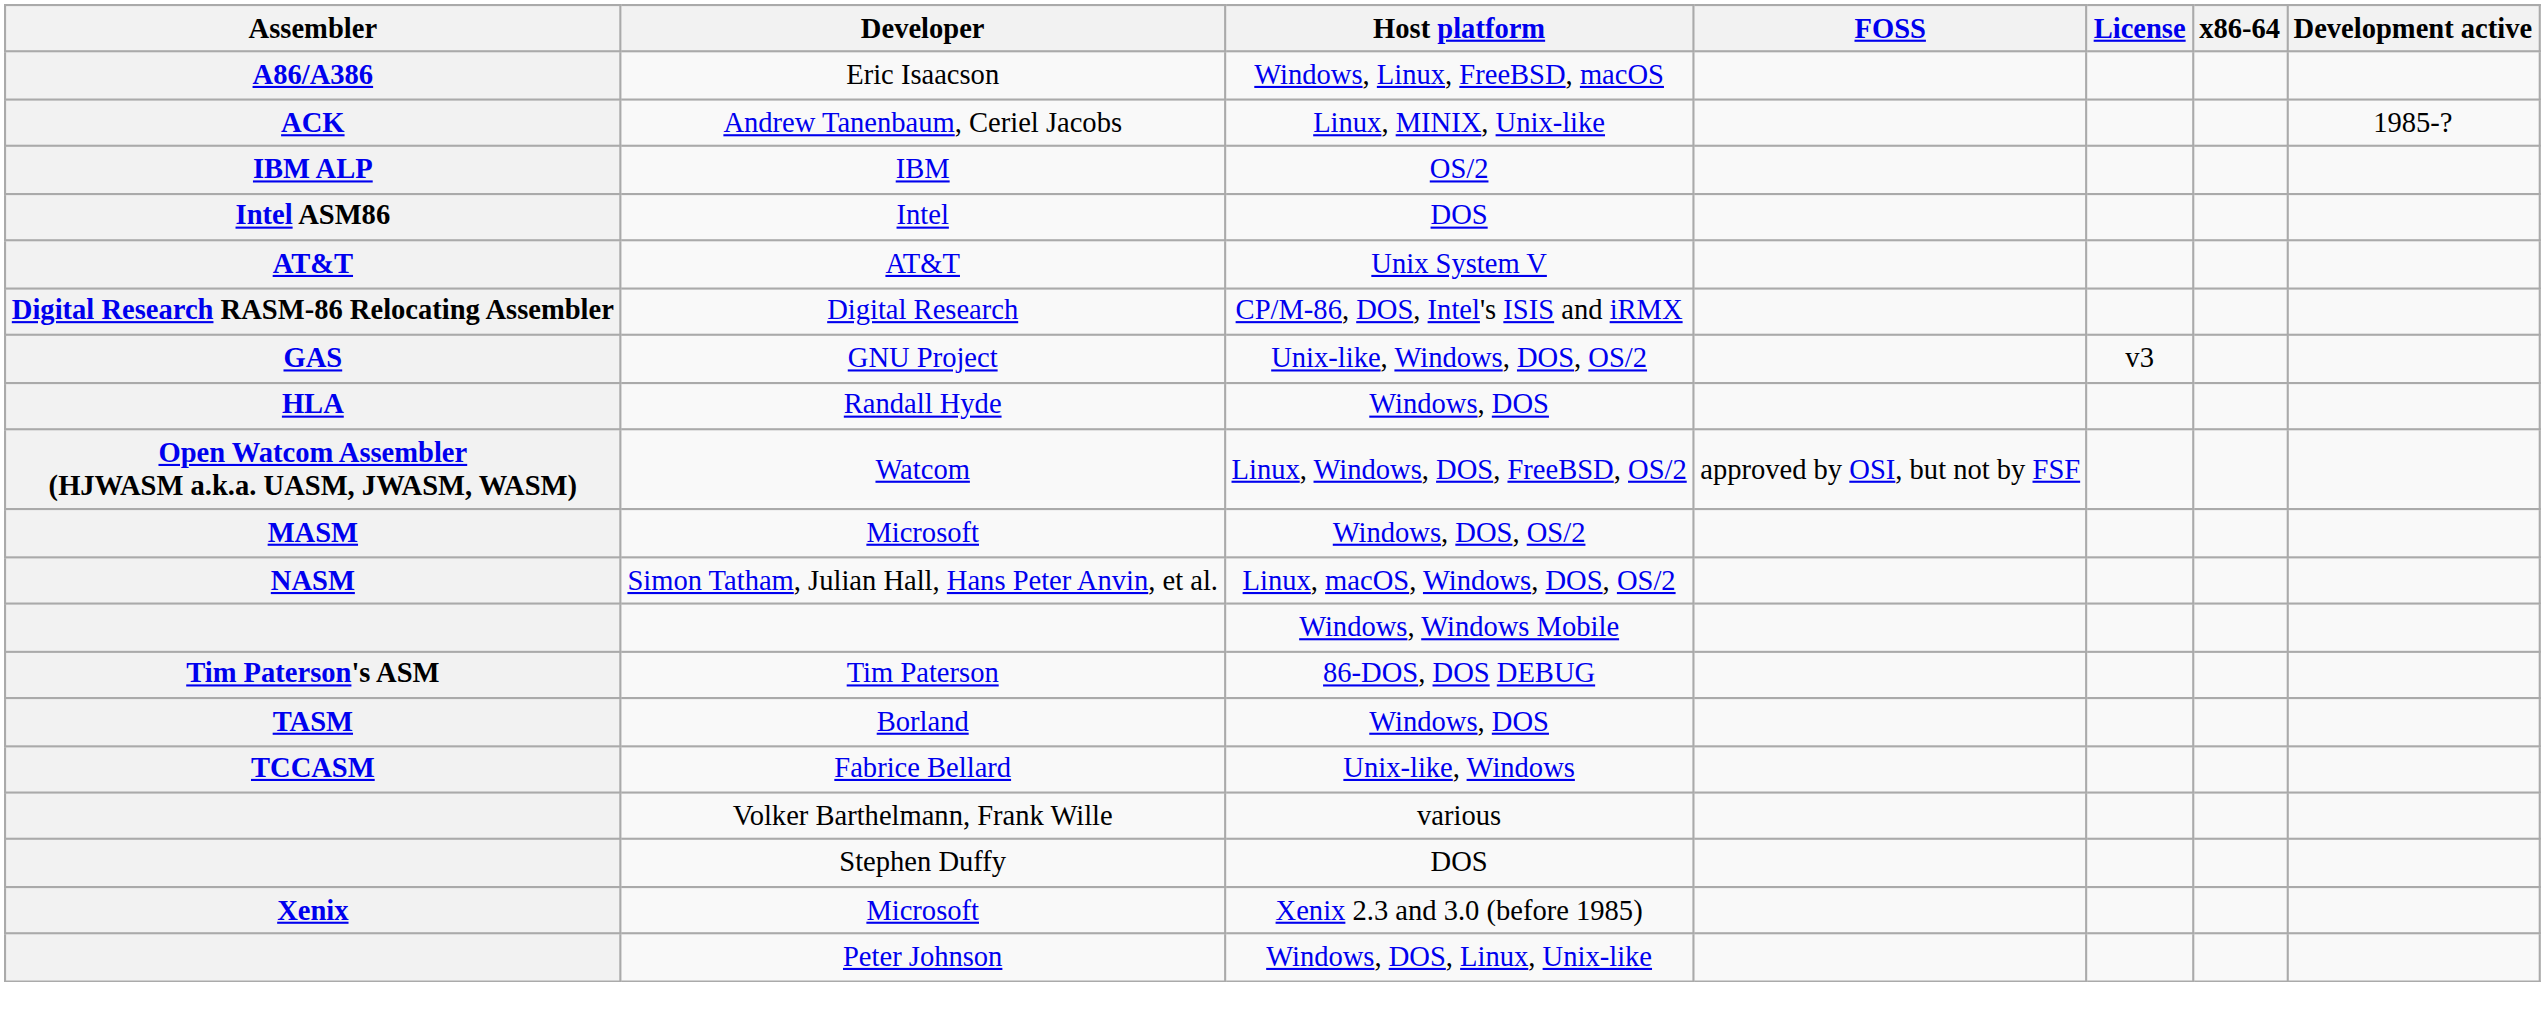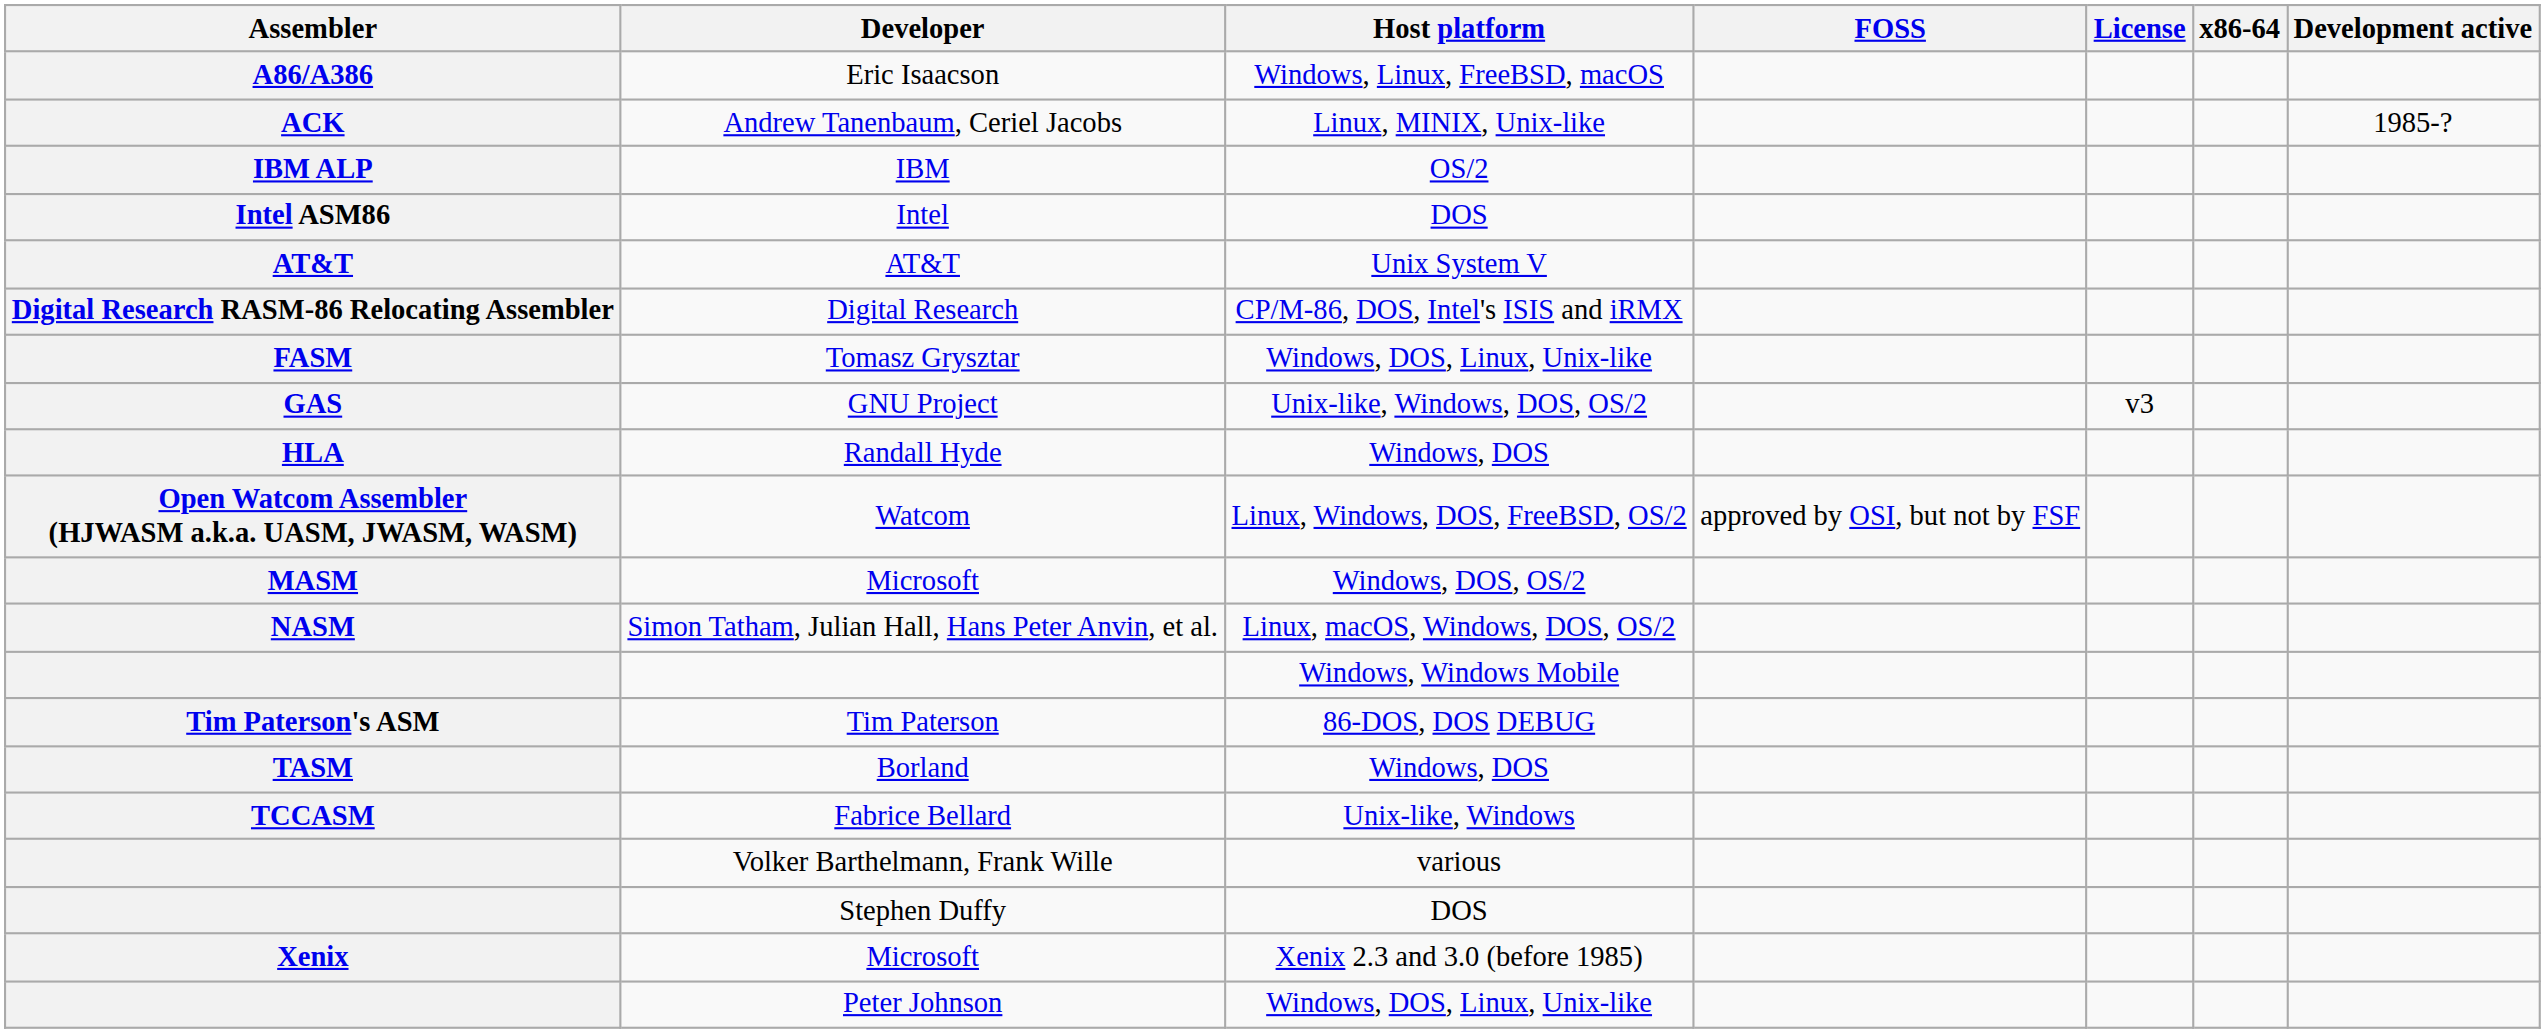+ row: (313, 357)
